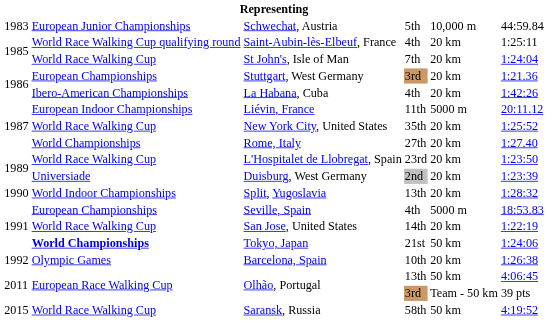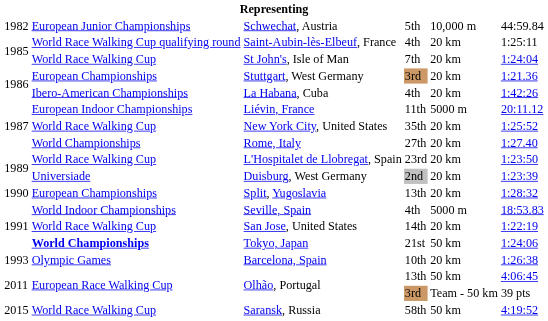(16, 25) 1983 -> (16, 25) 1982
(104, 193) World Indoor Championships -> (94, 193) European Championships
(94, 209) European Championships -> (104, 209) World Indoor Championships
(16, 260) 1992 -> (16, 260) 1993
